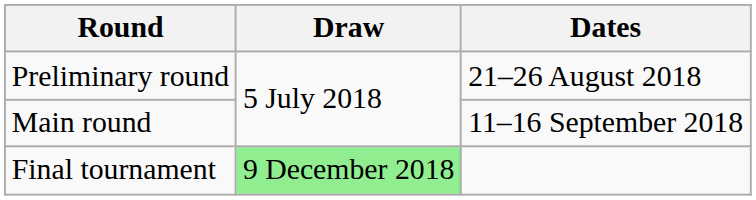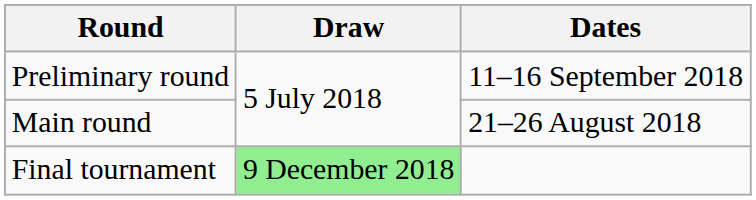(585, 75) 21–26 August 2018 -> (606, 75) 11–16 September 2018
(606, 122) 11–16 September 2018 -> (585, 122) 21–26 August 2018
